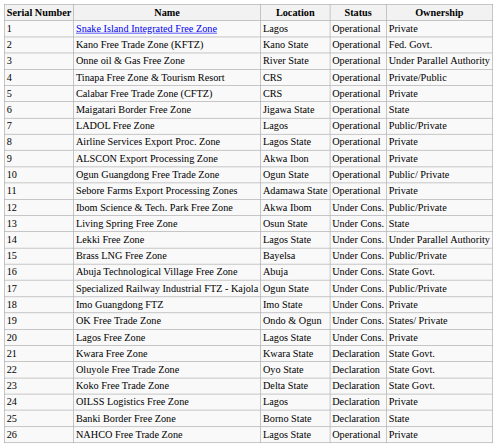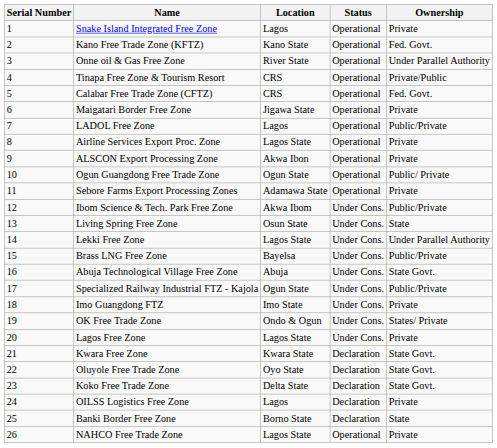(403, 93) Private -> (410, 93) Fed. Govt.
(399, 110) State -> (403, 110) Private
